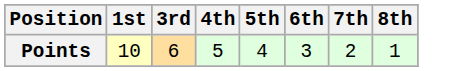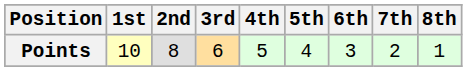+ column: (174, 20)
